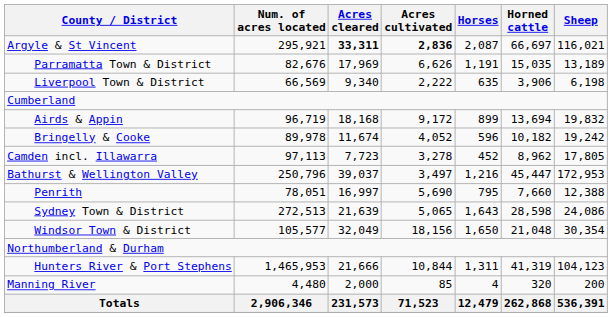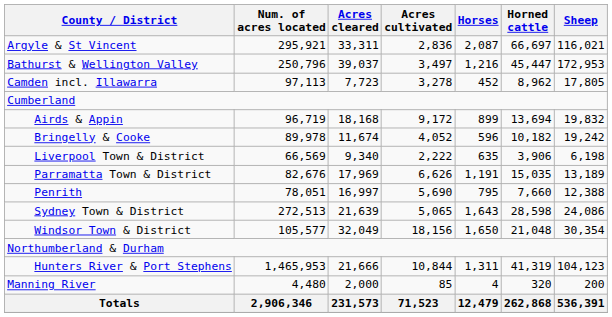(358, 45) bold -> (358, 45) normal
(435, 45) bold -> (435, 45) normal
rows swapped: (102, 174) <-> (109, 64)
rows swapped: (82, 156) <-> (106, 82)
